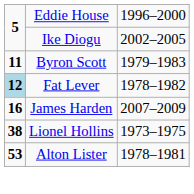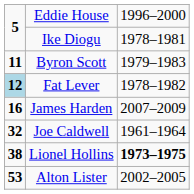(153, 39) 2002–2005 -> (153, 39) 1978–1981
+ row: (71, 131)
(153, 131) normal -> (153, 154) bold
(153, 154) 1978–1981 -> (153, 177) 2002–2005
